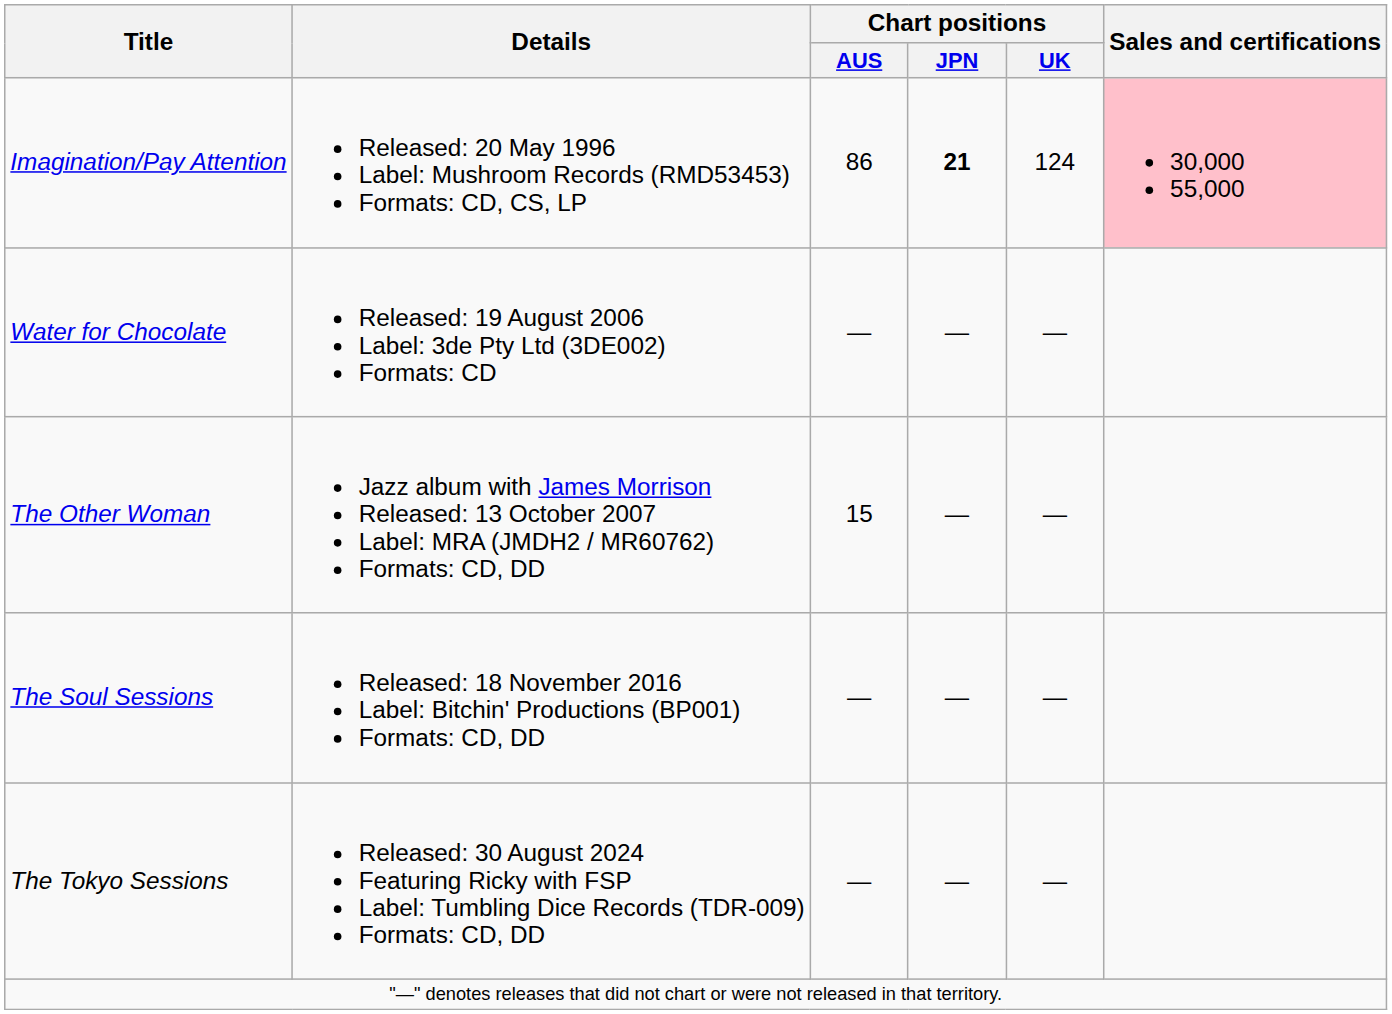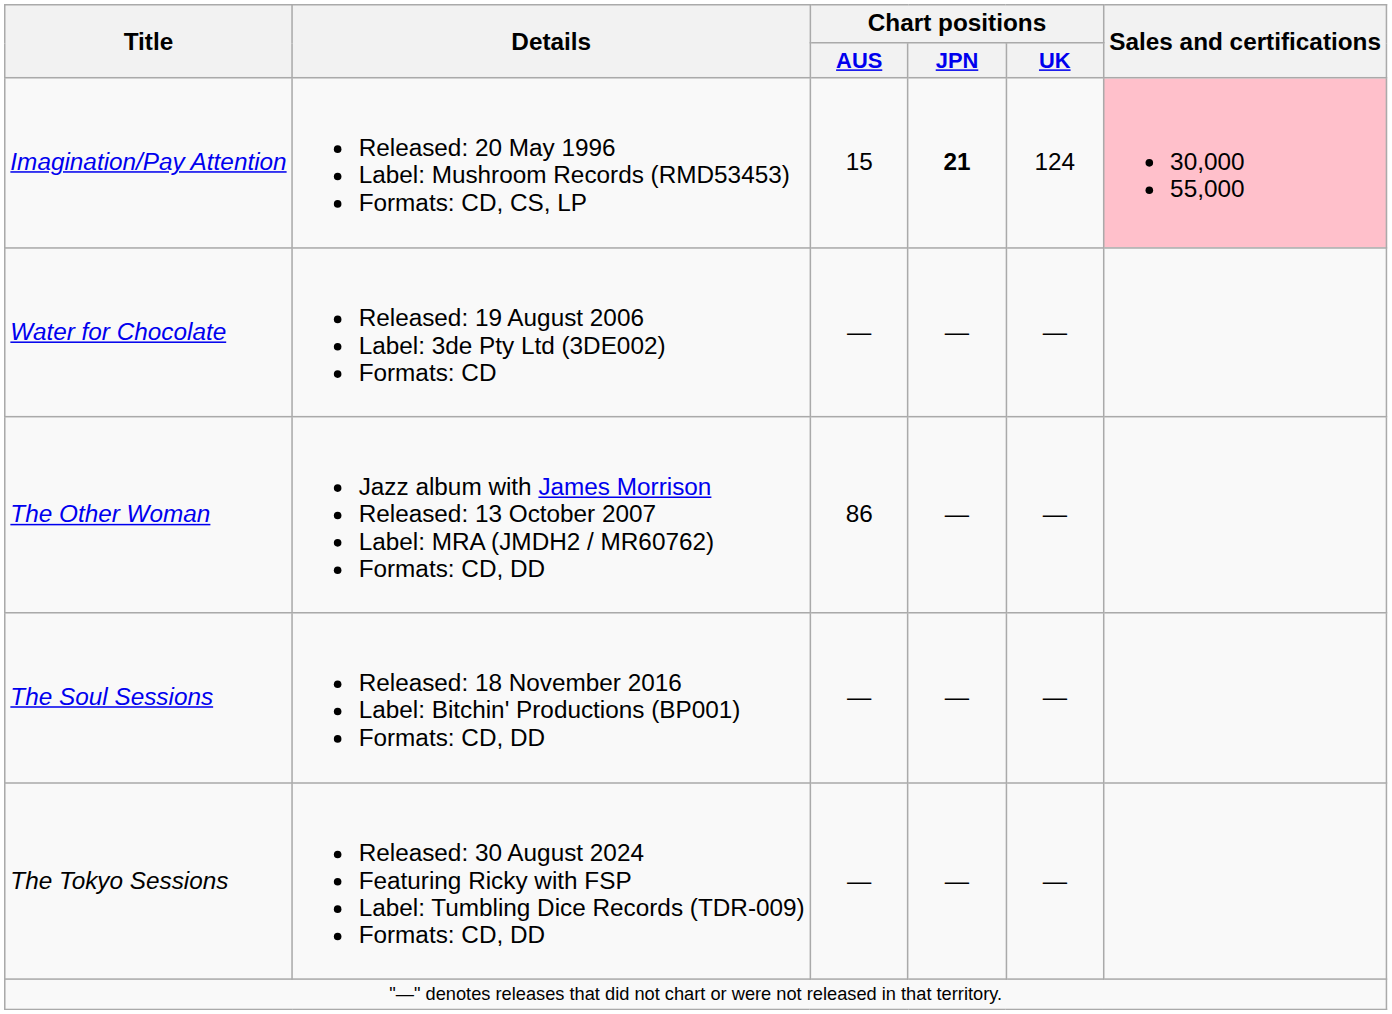(859, 162) 86 -> (859, 162) 15
(859, 514) 15 -> (859, 514) 86
